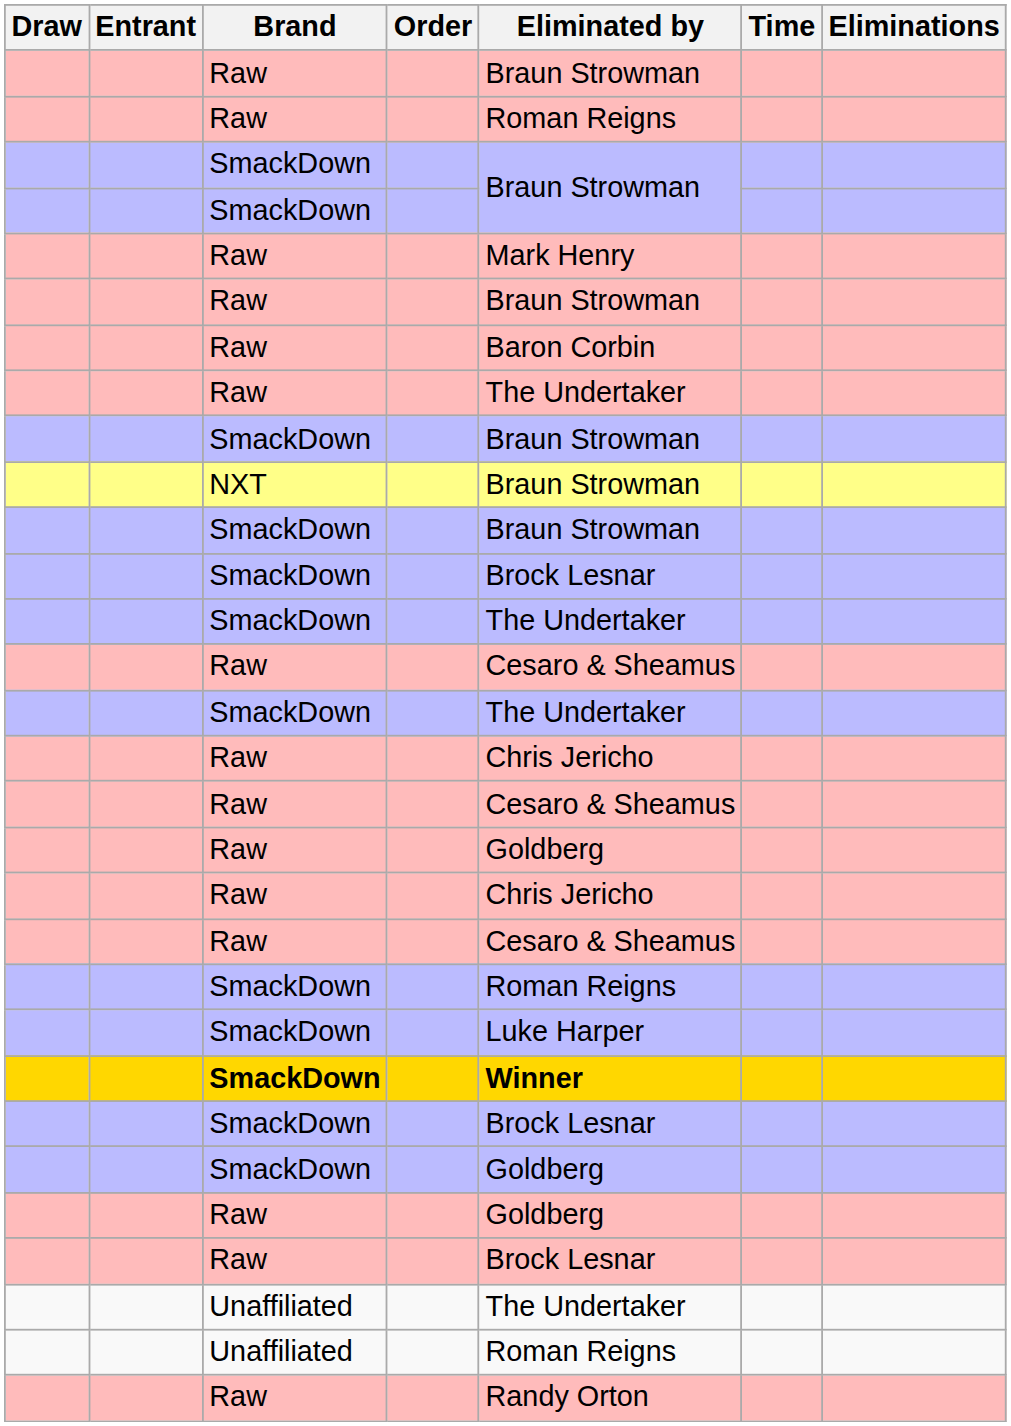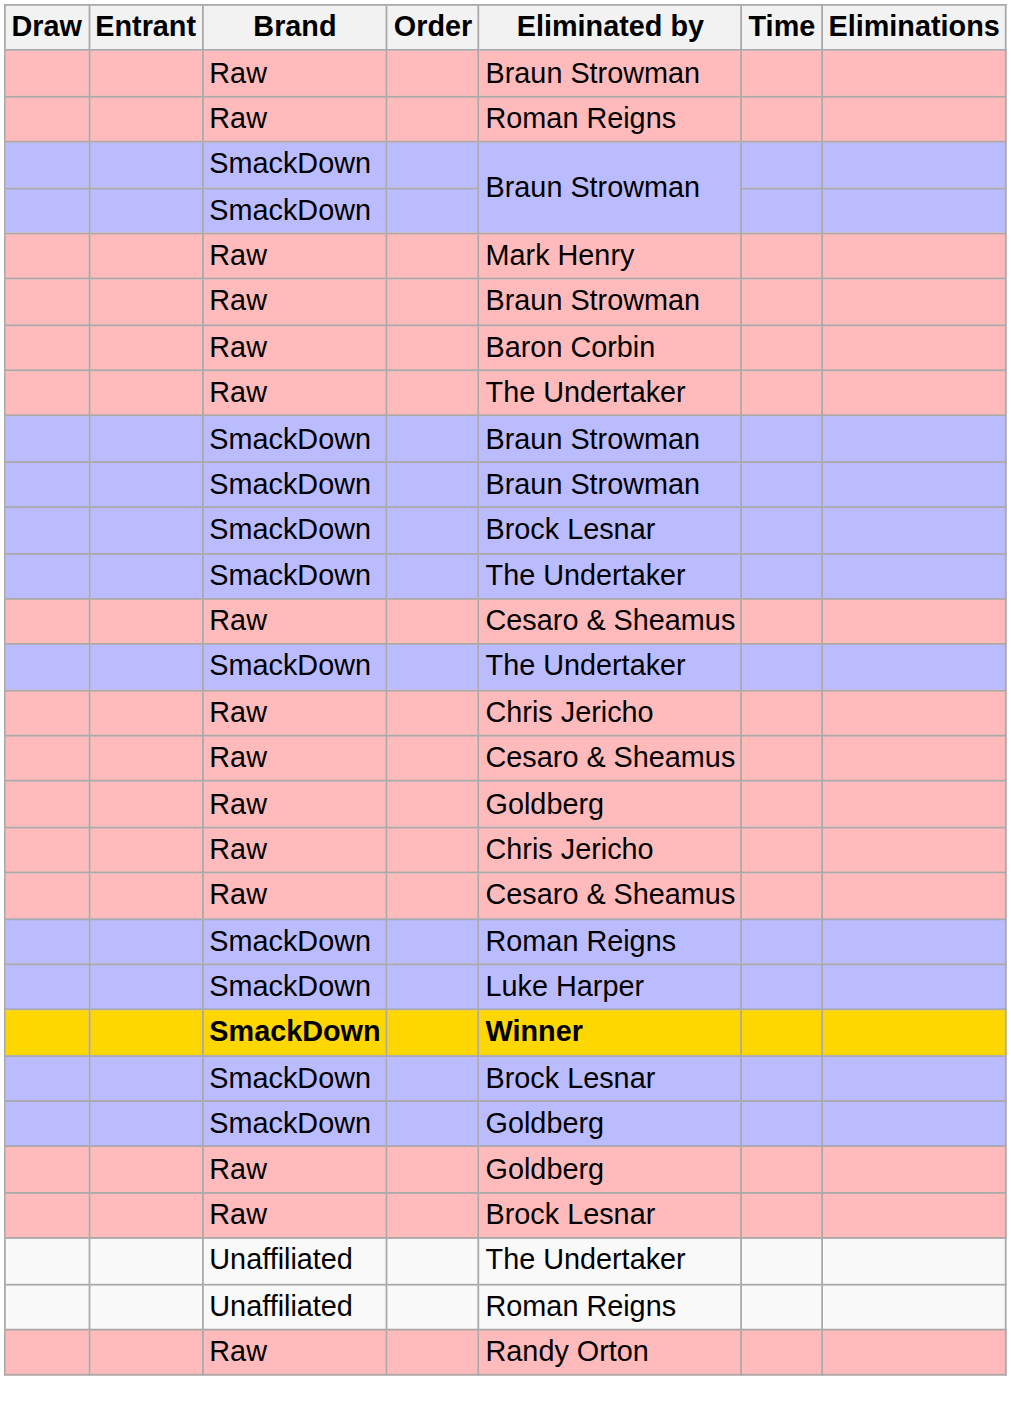- row: (47, 484)
